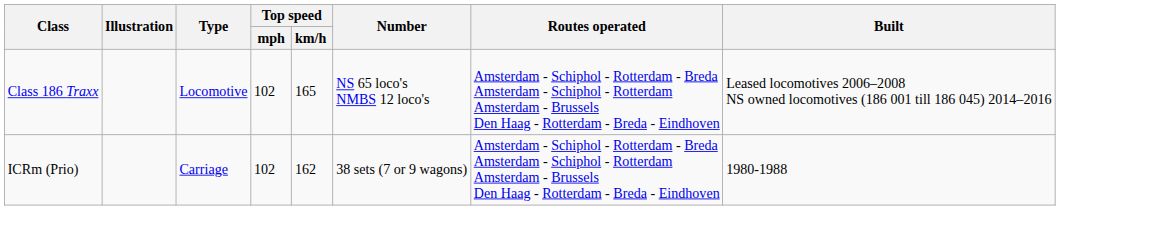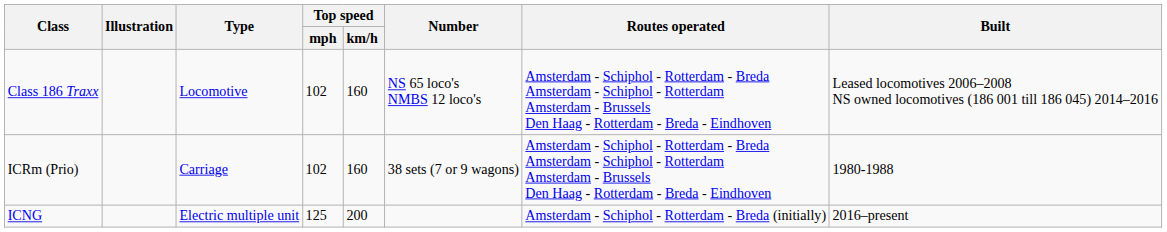(305, 92) 165 -> (357, 92) 160
(305, 169) 162 -> (357, 169) 160
+ row: (25, 215)
